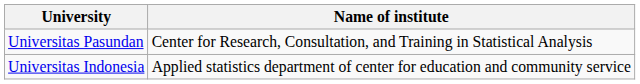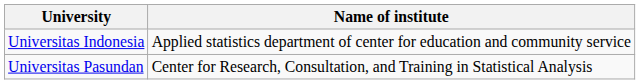rows swapped: (76, 66) <-> (76, 41)
